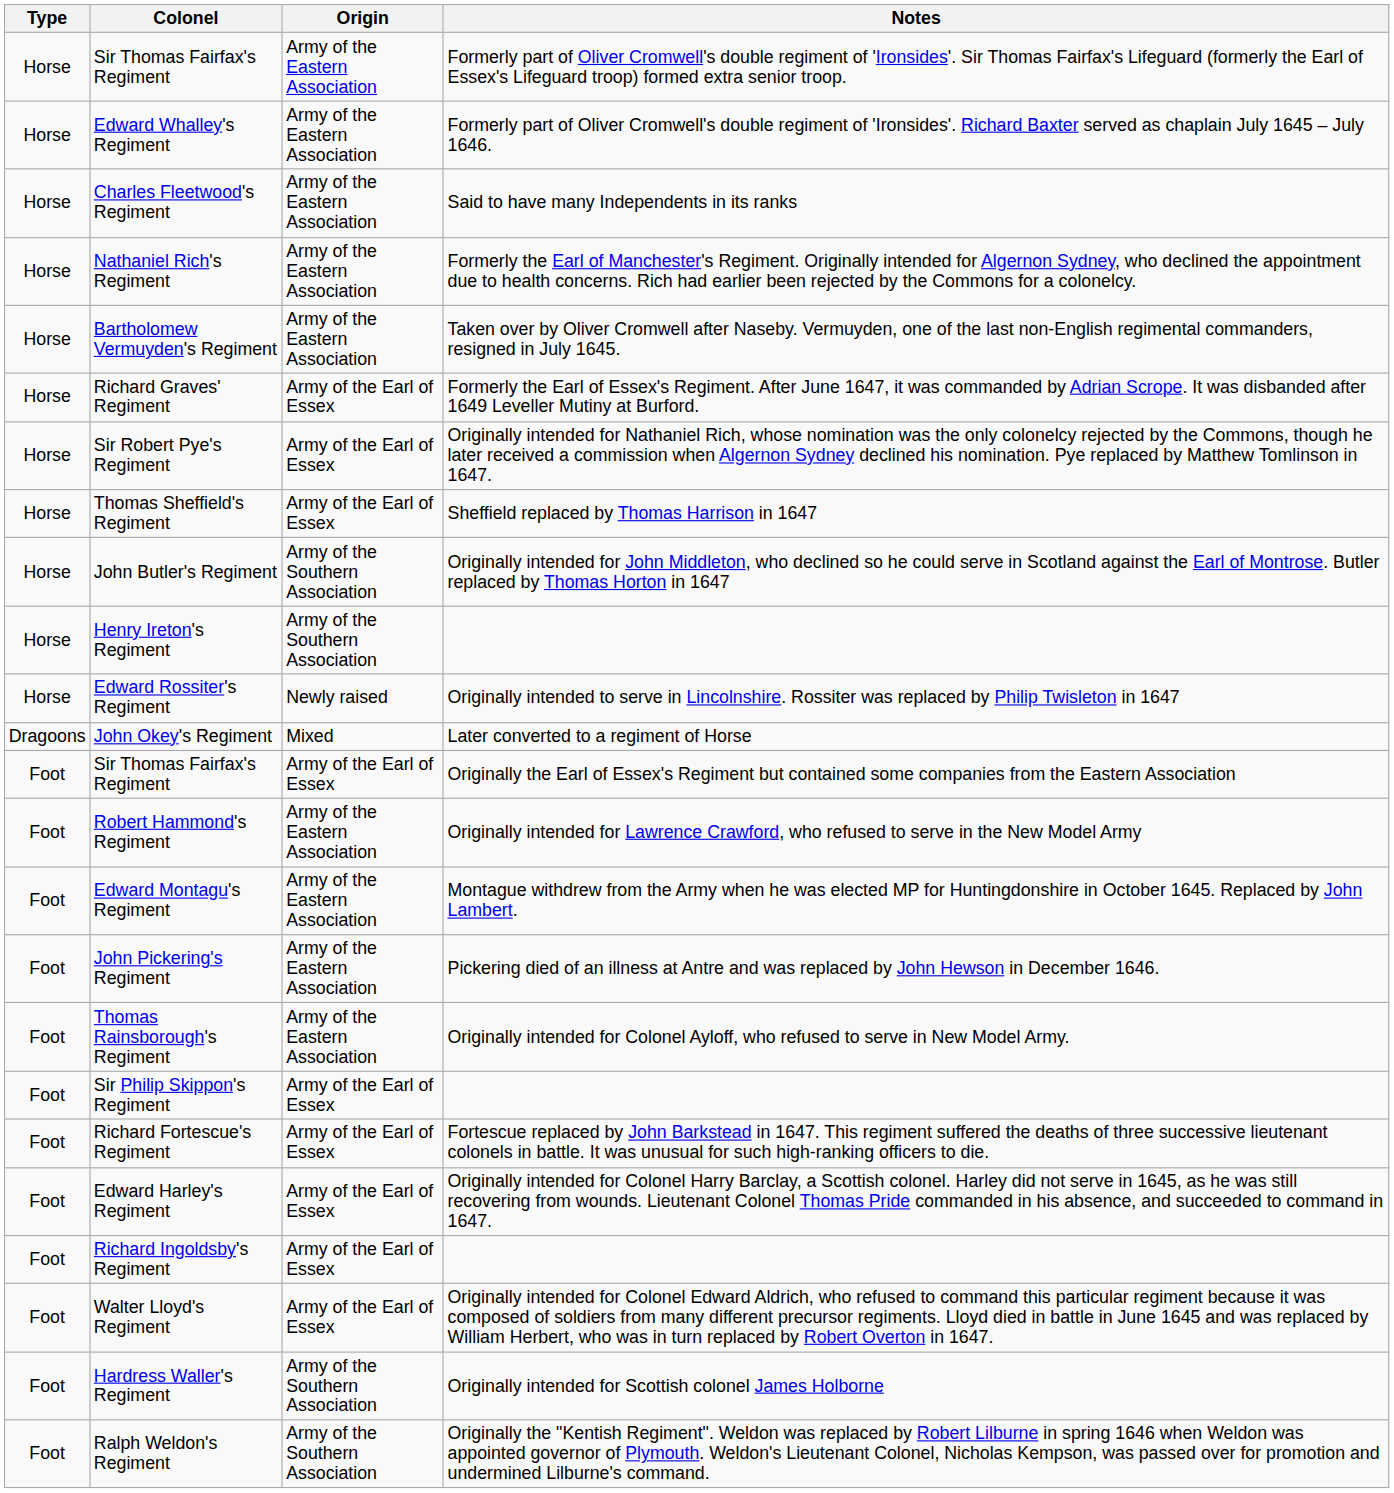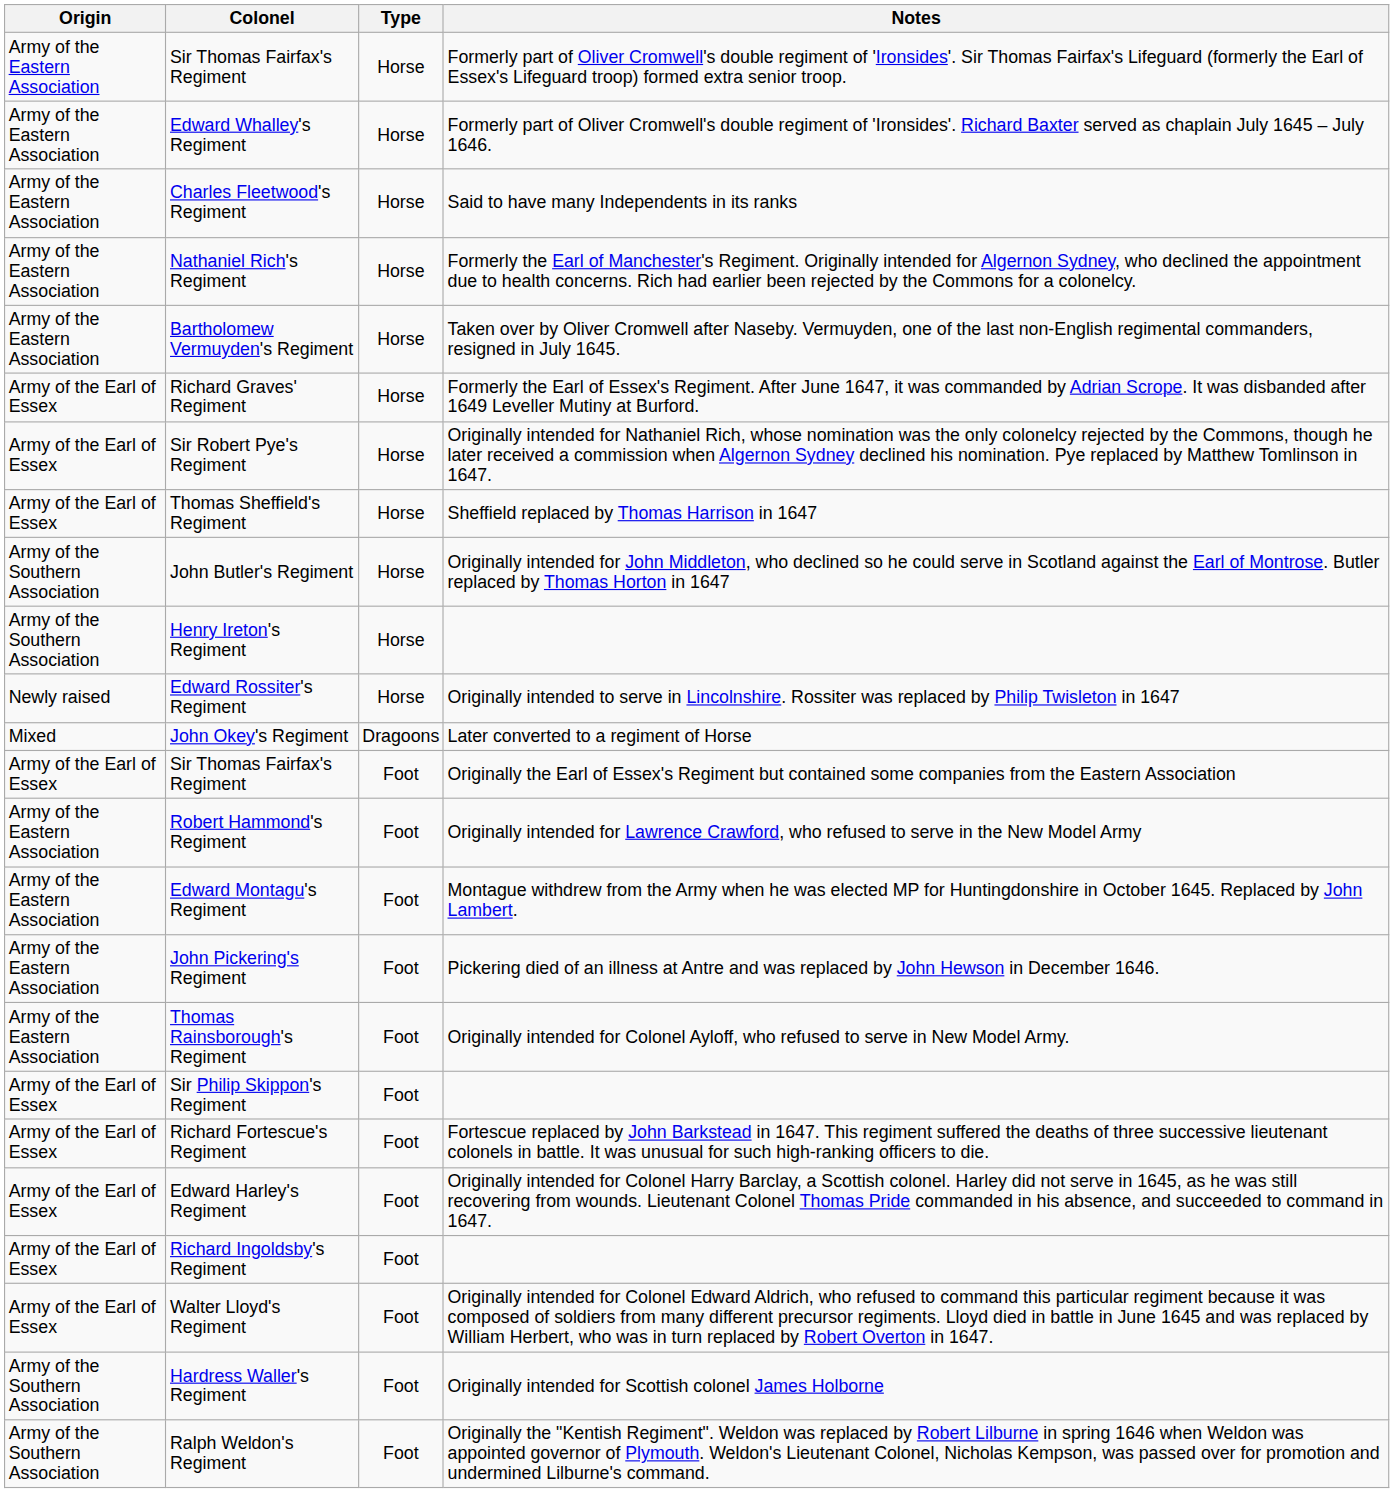columns swapped: (47, 18) <-> (363, 18)
